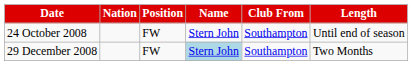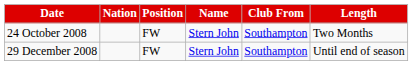(359, 32) Until end of season -> (343, 32) Two Months
(214, 51) lightblue background -> (214, 51) no background
(343, 51) Two Months -> (359, 51) Until end of season
